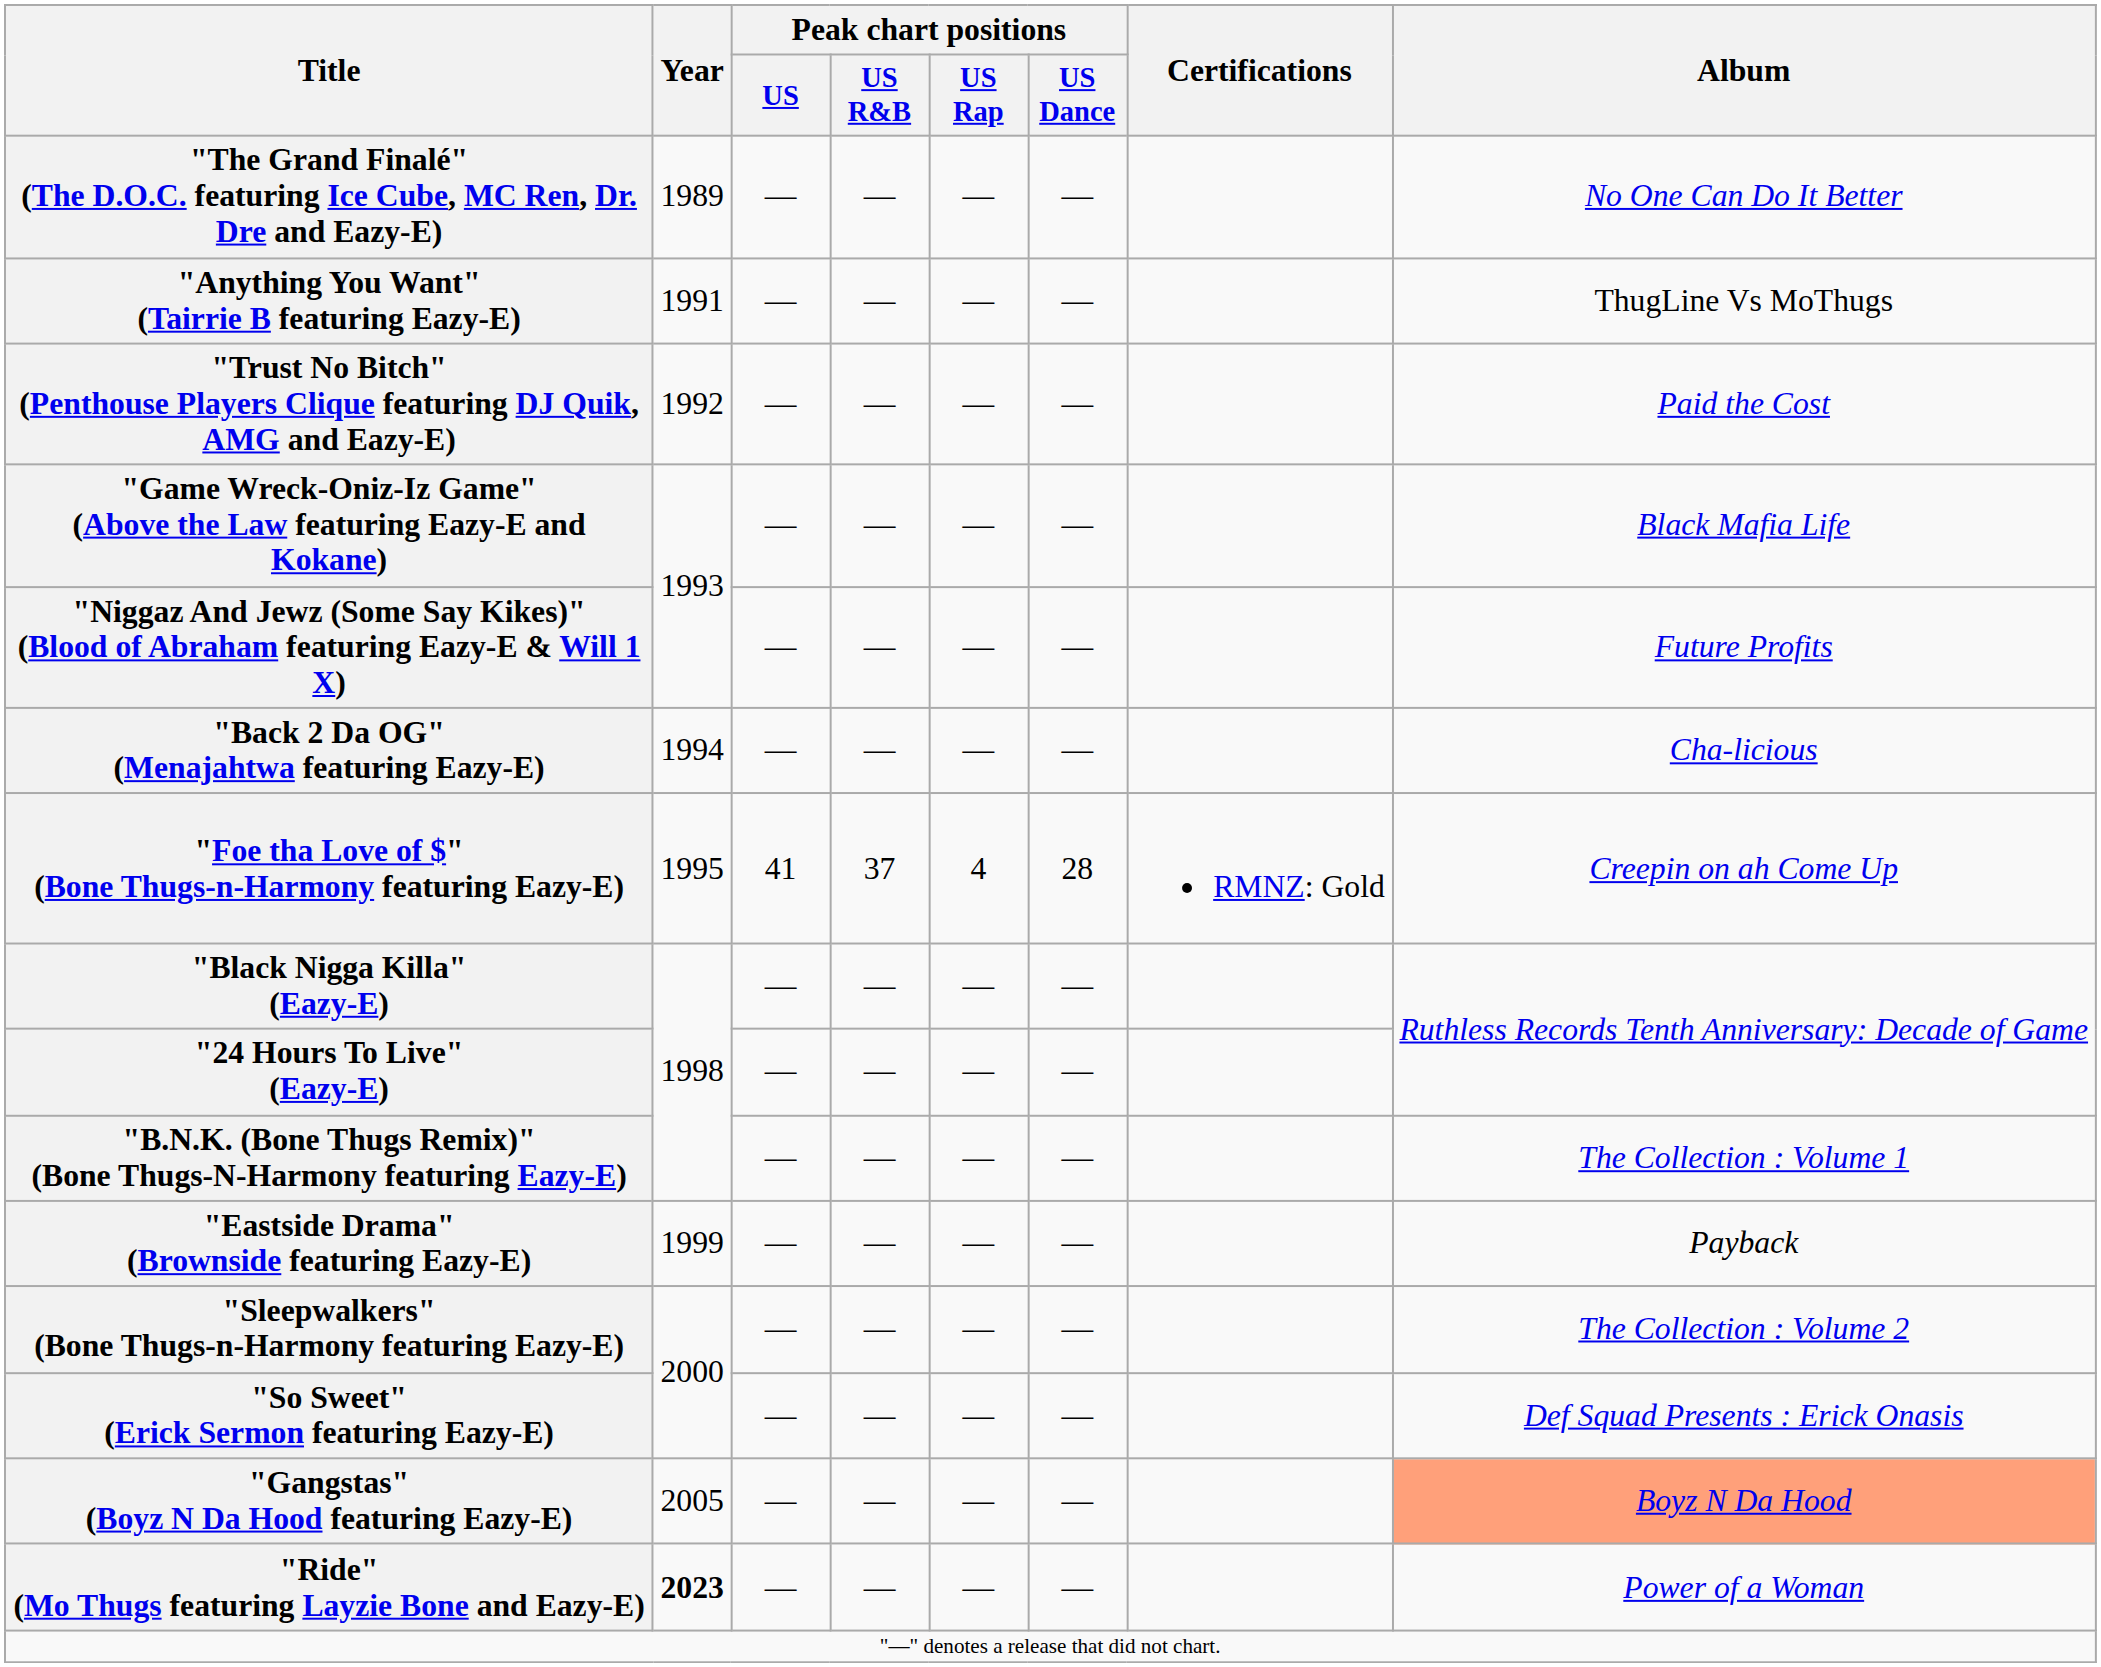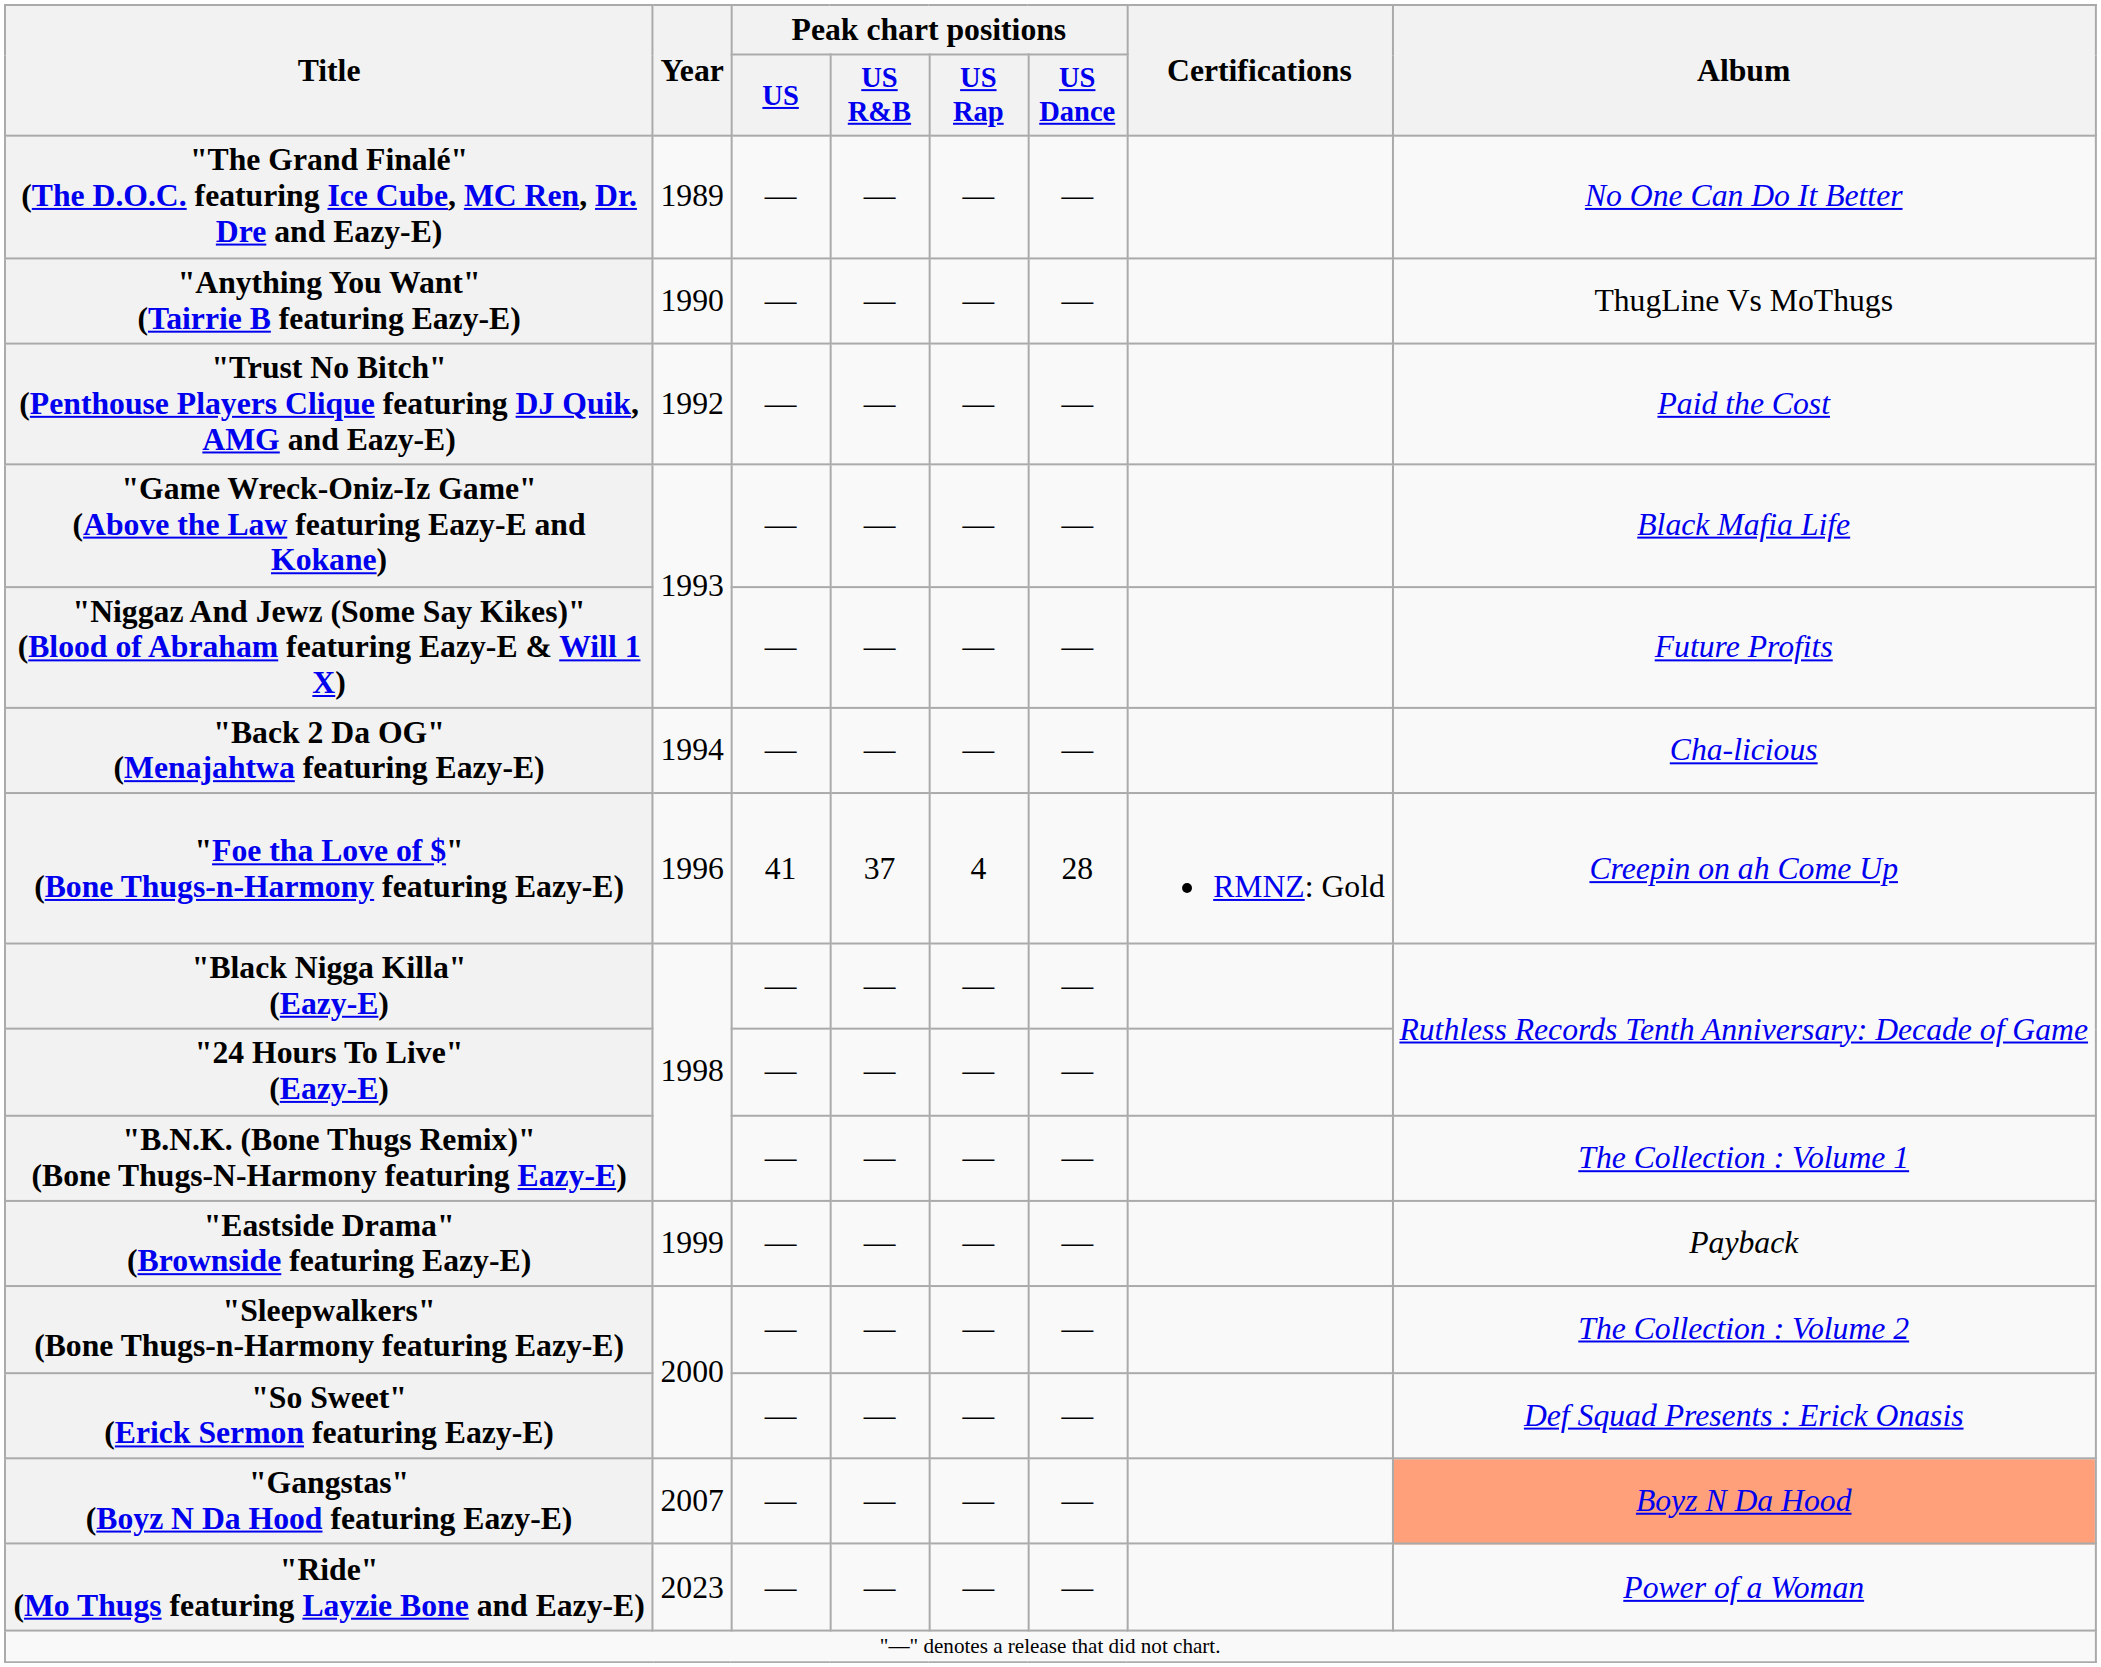(692, 299) 1991 -> (692, 299) 1990
(692, 867) 1995 -> (692, 867) 1996
(692, 1500) 2005 -> (692, 1500) 2007
(692, 1586) bold -> (692, 1586) normal
